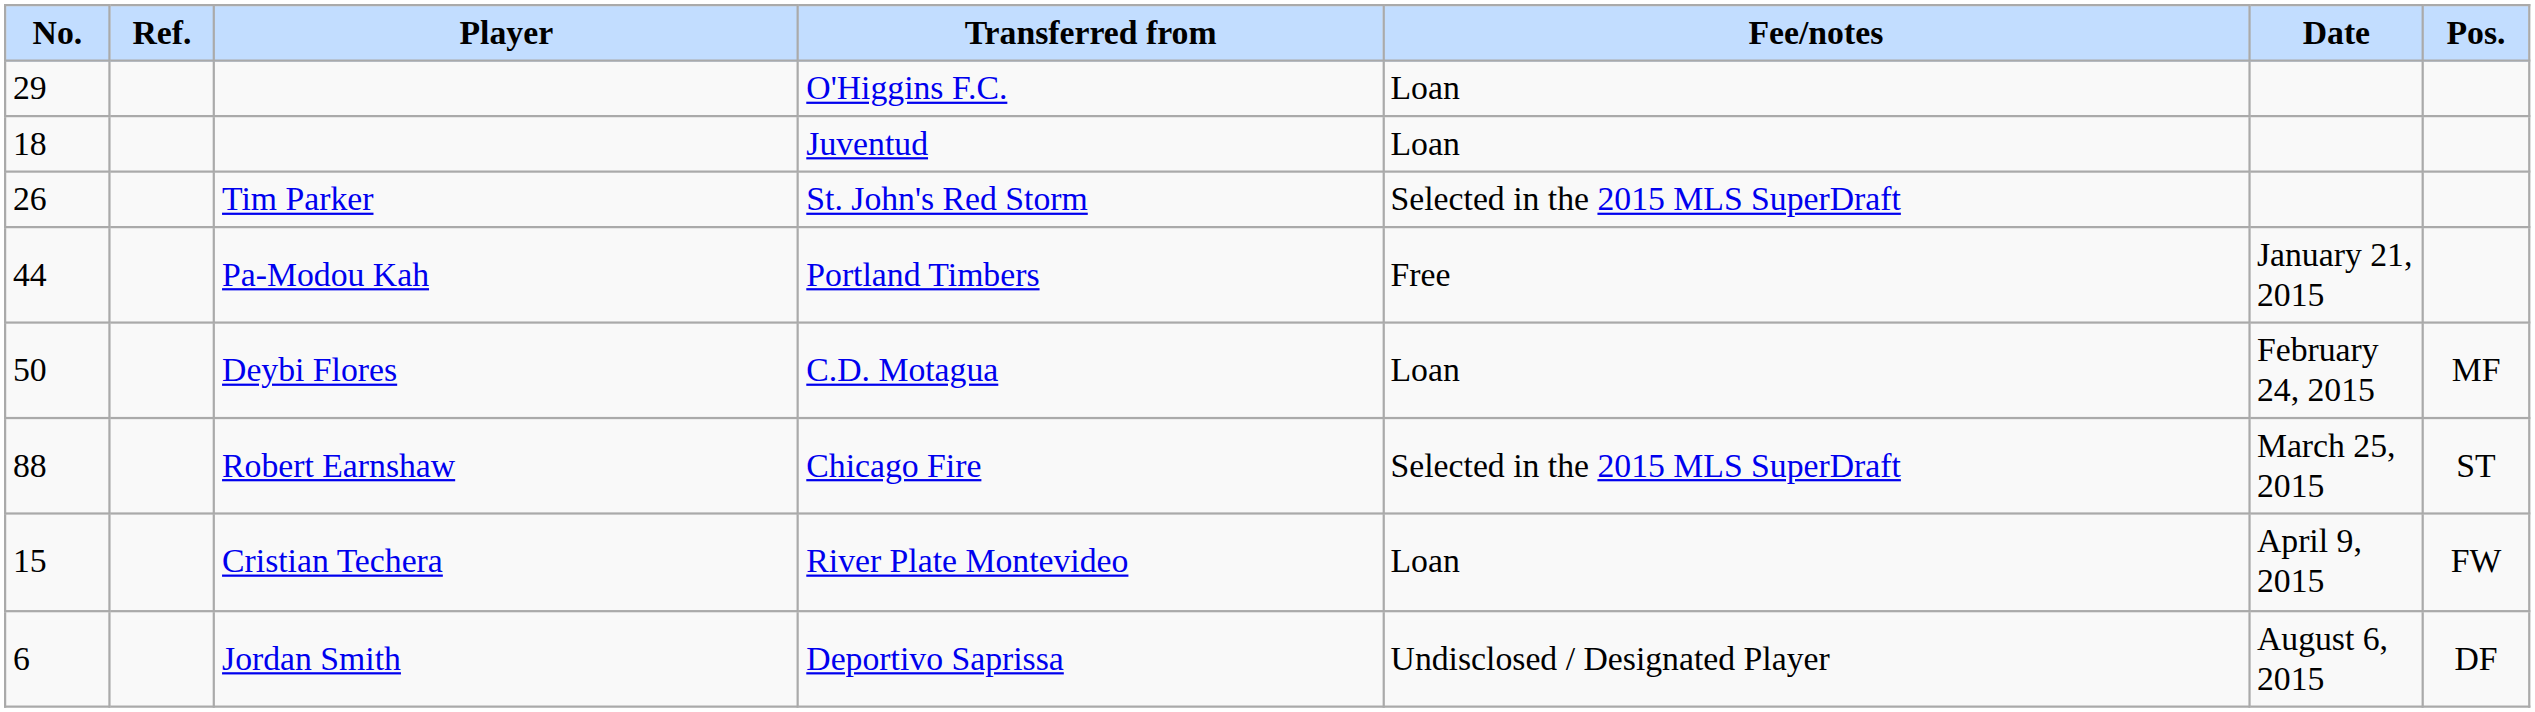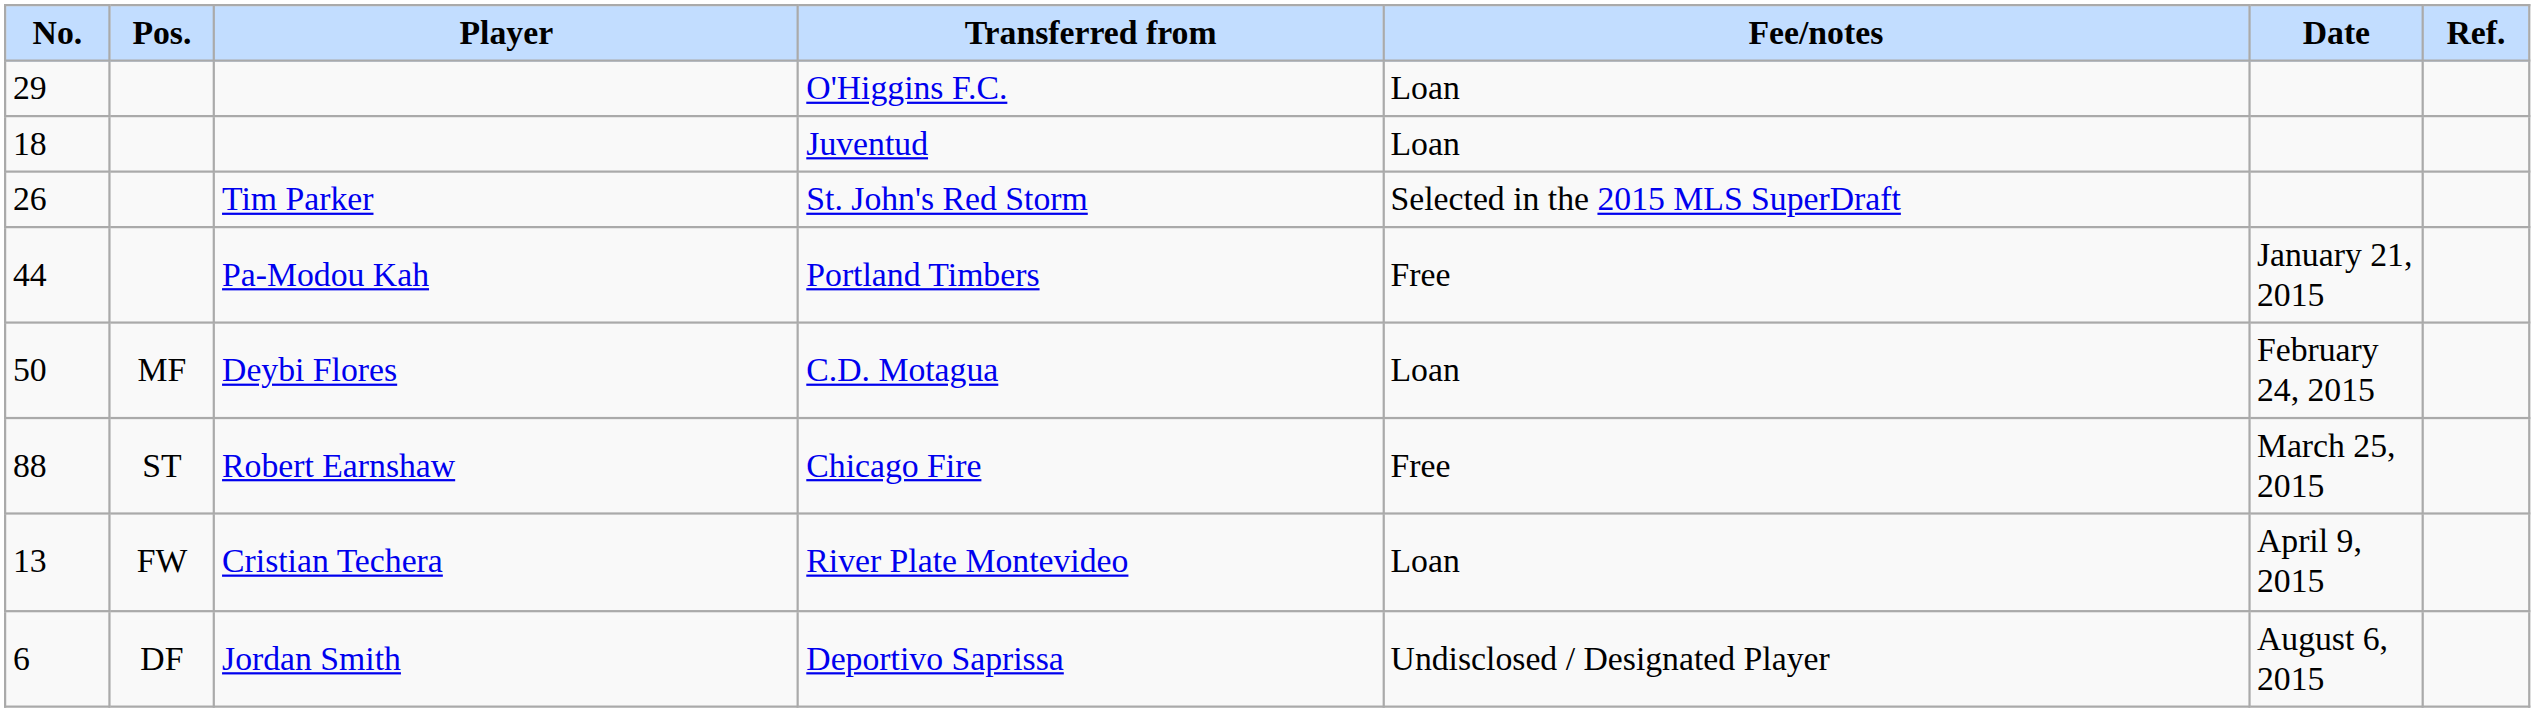columns swapped: (2476, 32) <-> (162, 32)
(1646, 466) Selected in the 2015 MLS SuperDraft -> (1420, 466) Free
(30, 561) 15 -> (30, 561) 13
